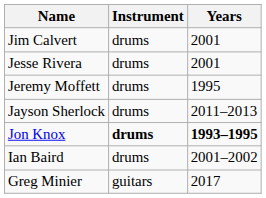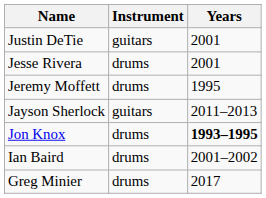- row: (42, 39)
+ row: (45, 39)
(130, 110) drums -> (132, 110) guitars
(133, 134) bold -> (130, 134) normal
(132, 181) guitars -> (130, 181) drums
